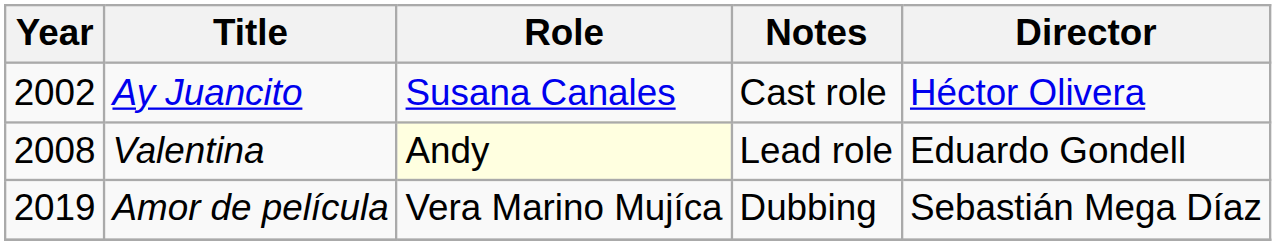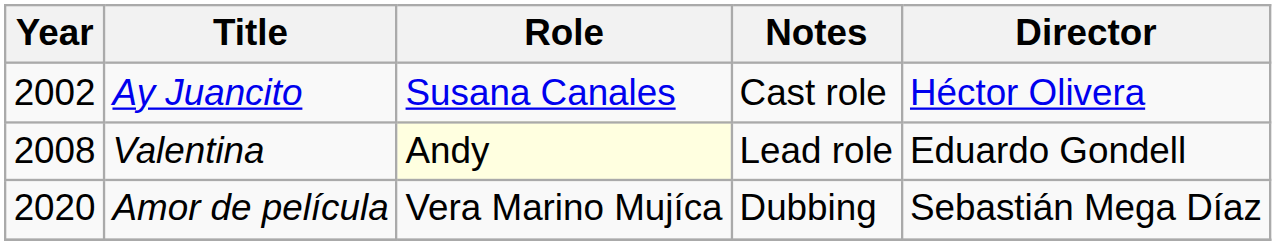(55, 208) 2019 -> (55, 208) 2020
